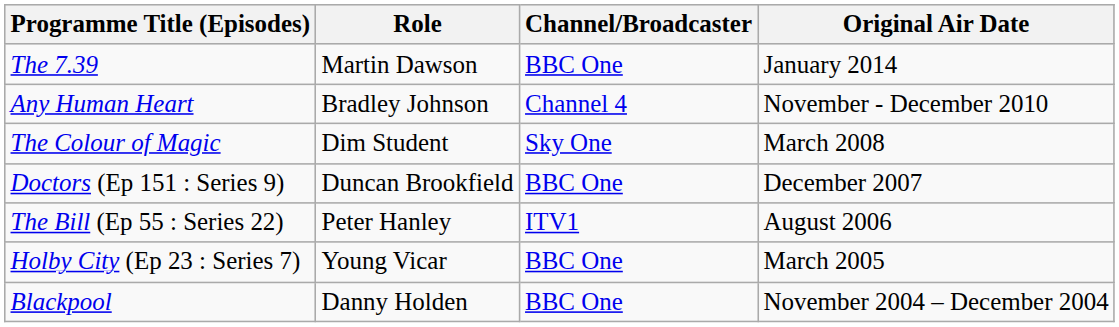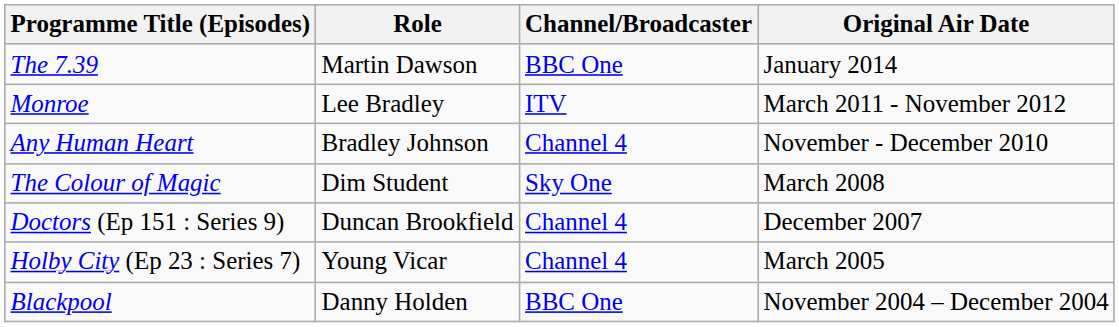+ row: (50, 103)
(574, 182) BBC One -> (576, 222) Channel 4
- row: (147, 222)
(574, 261) BBC One -> (576, 261) Channel 4
